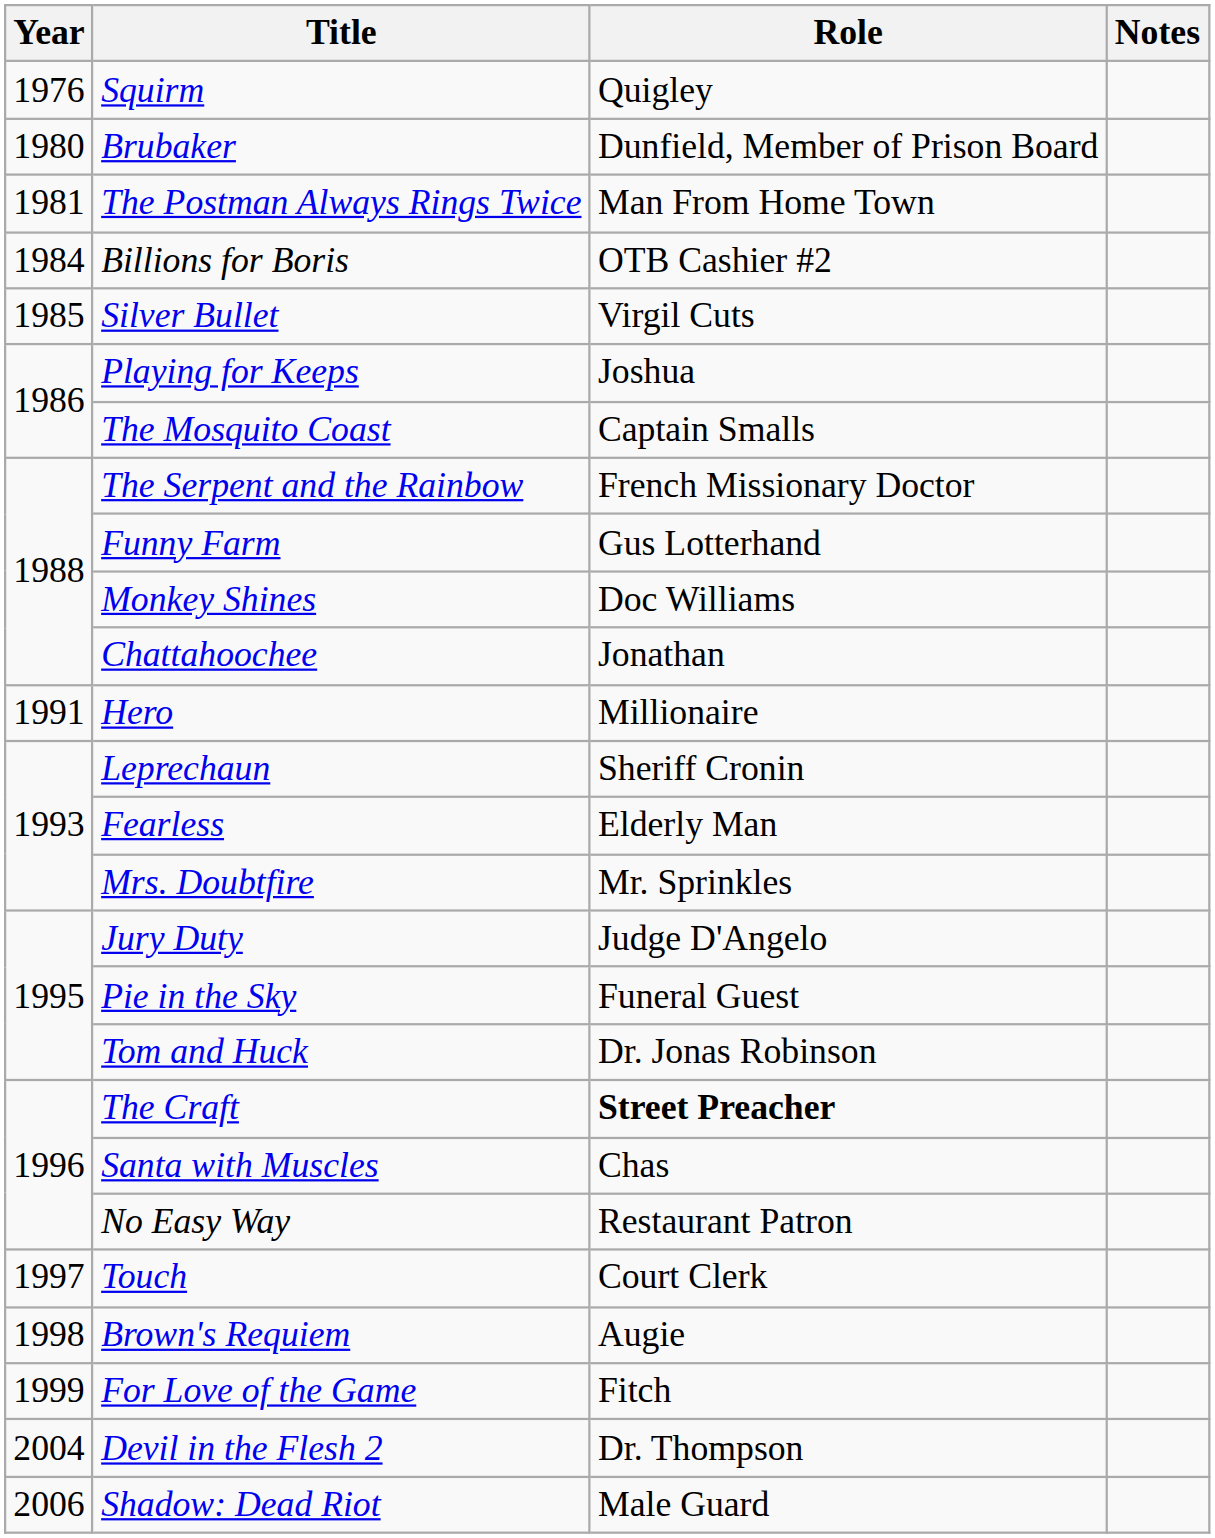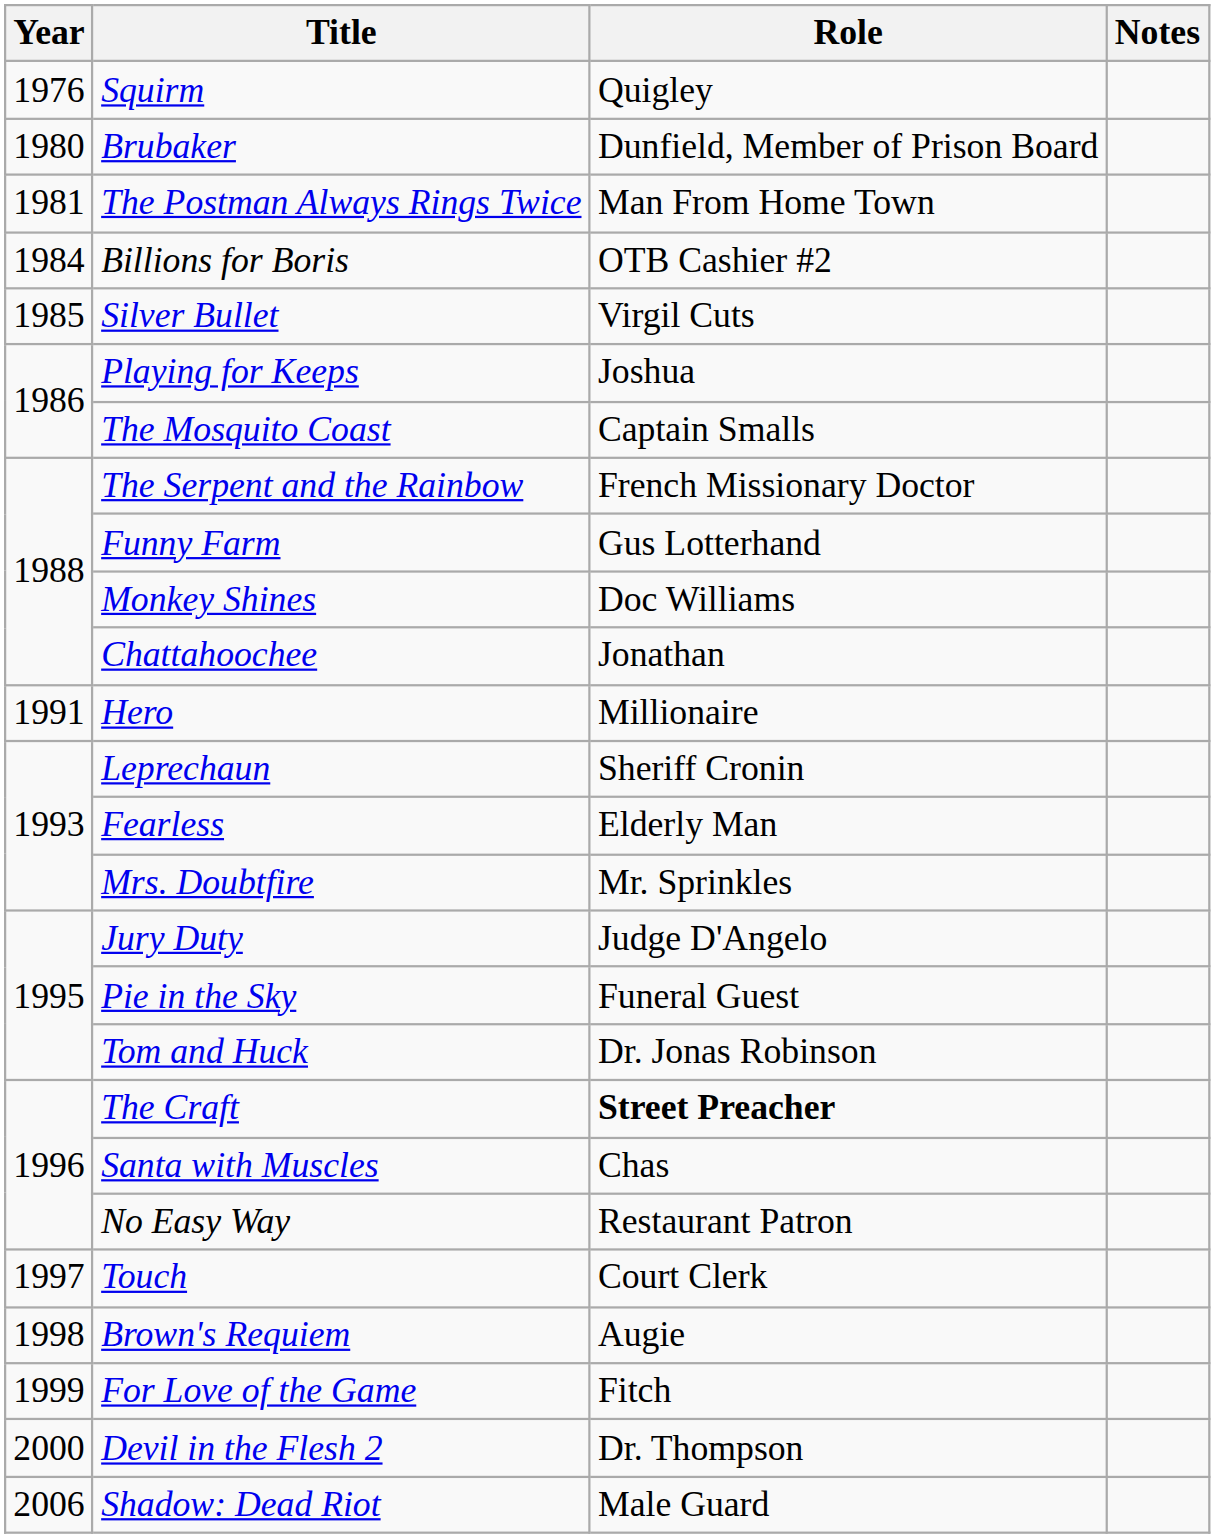(49, 1447) 2004 -> (49, 1447) 2000
